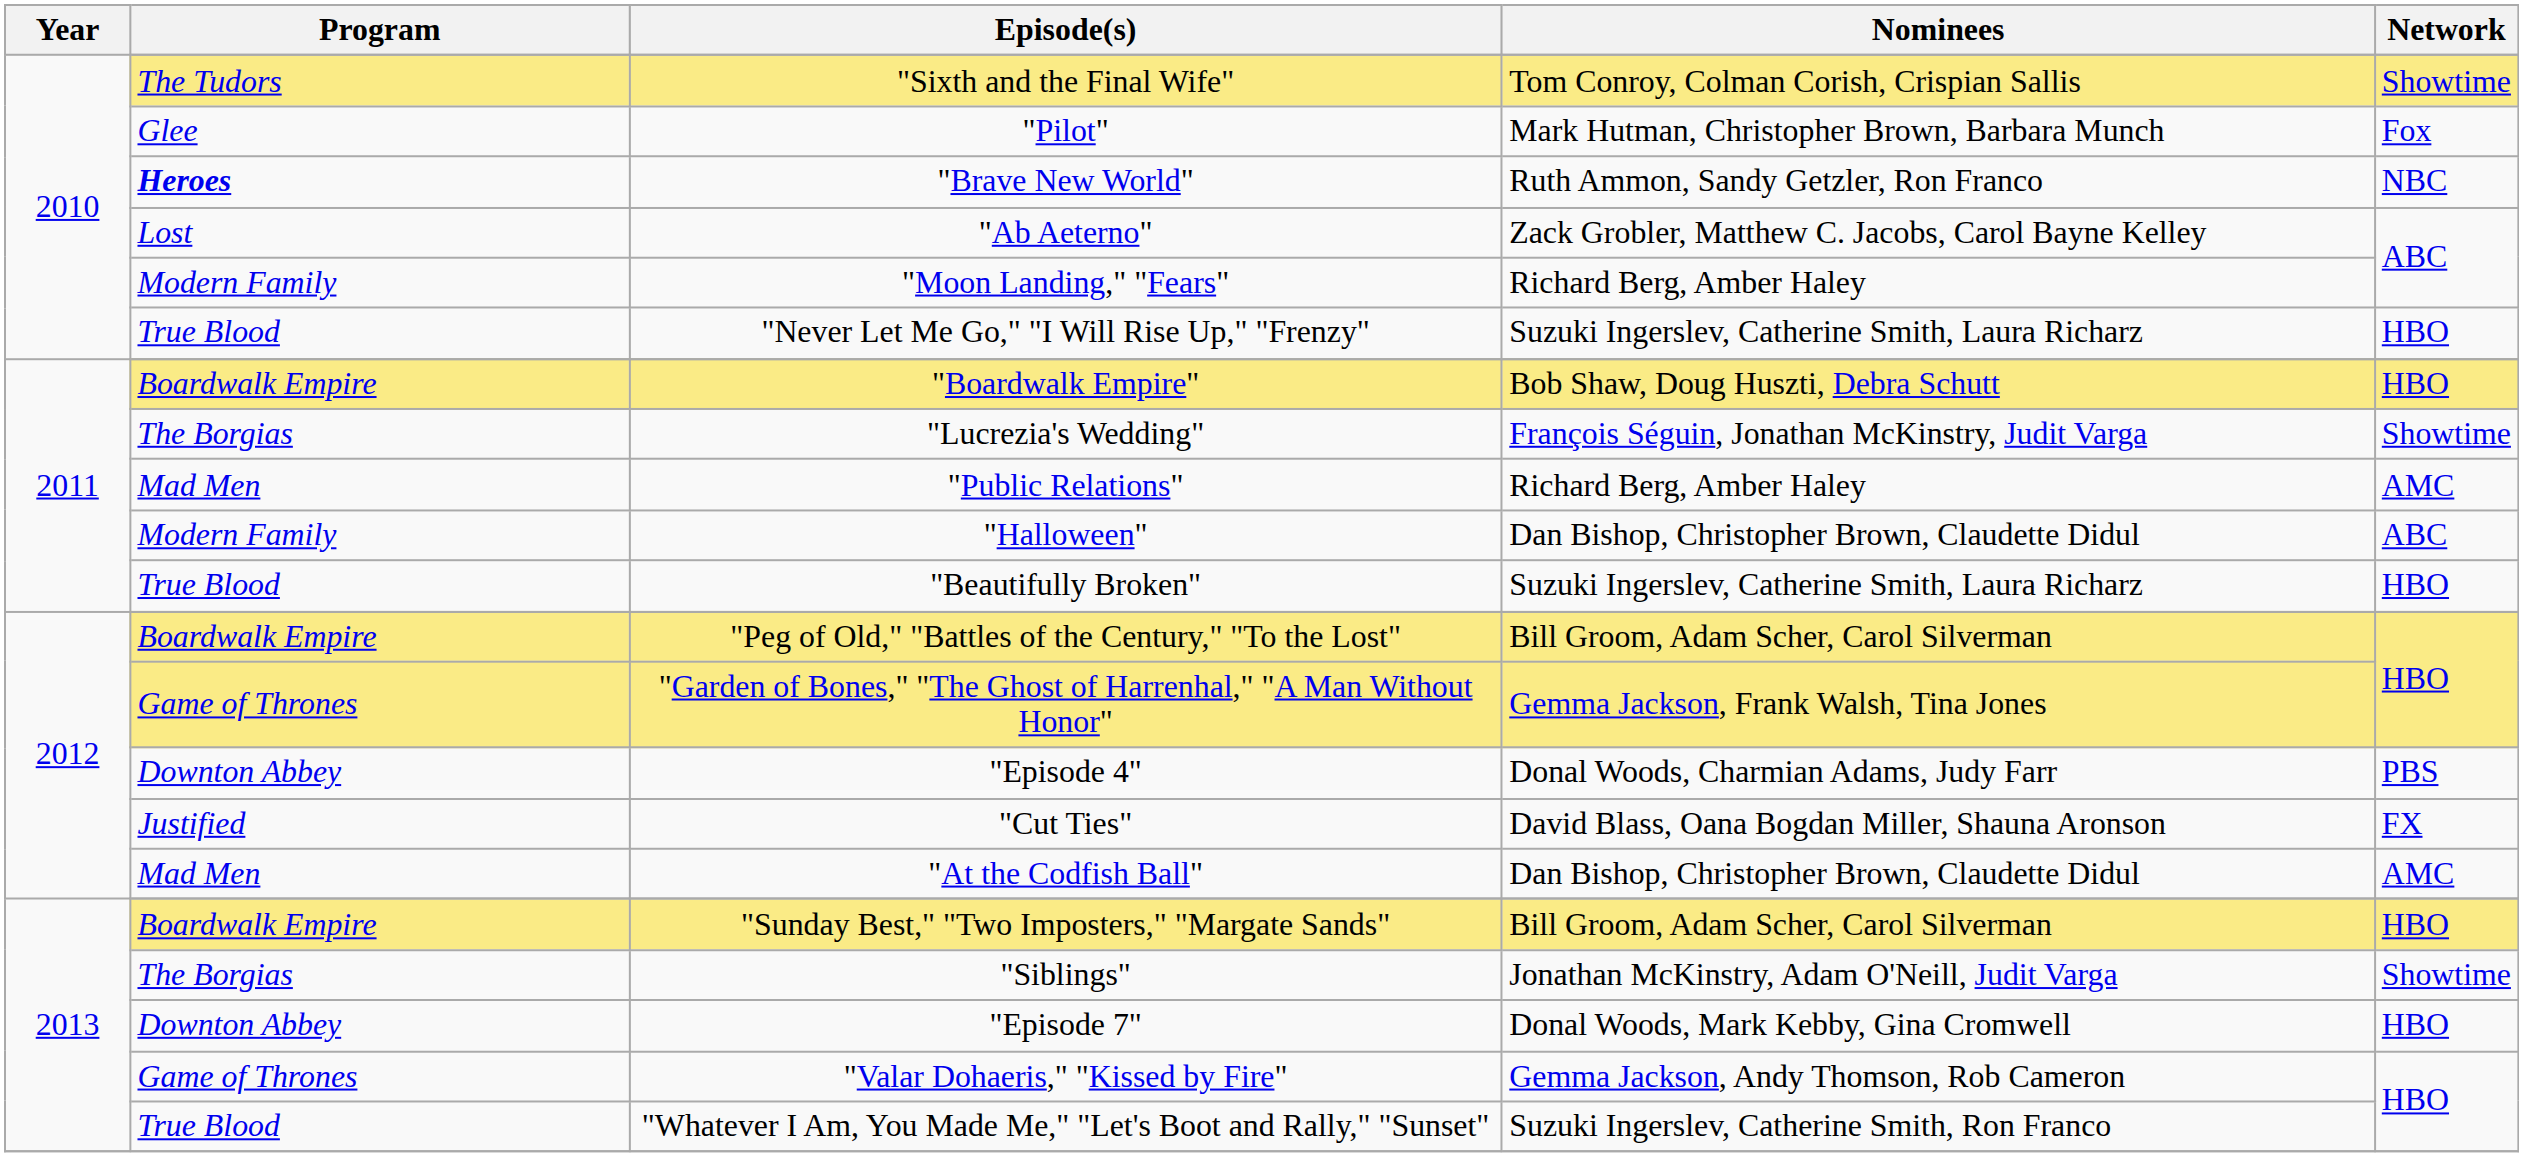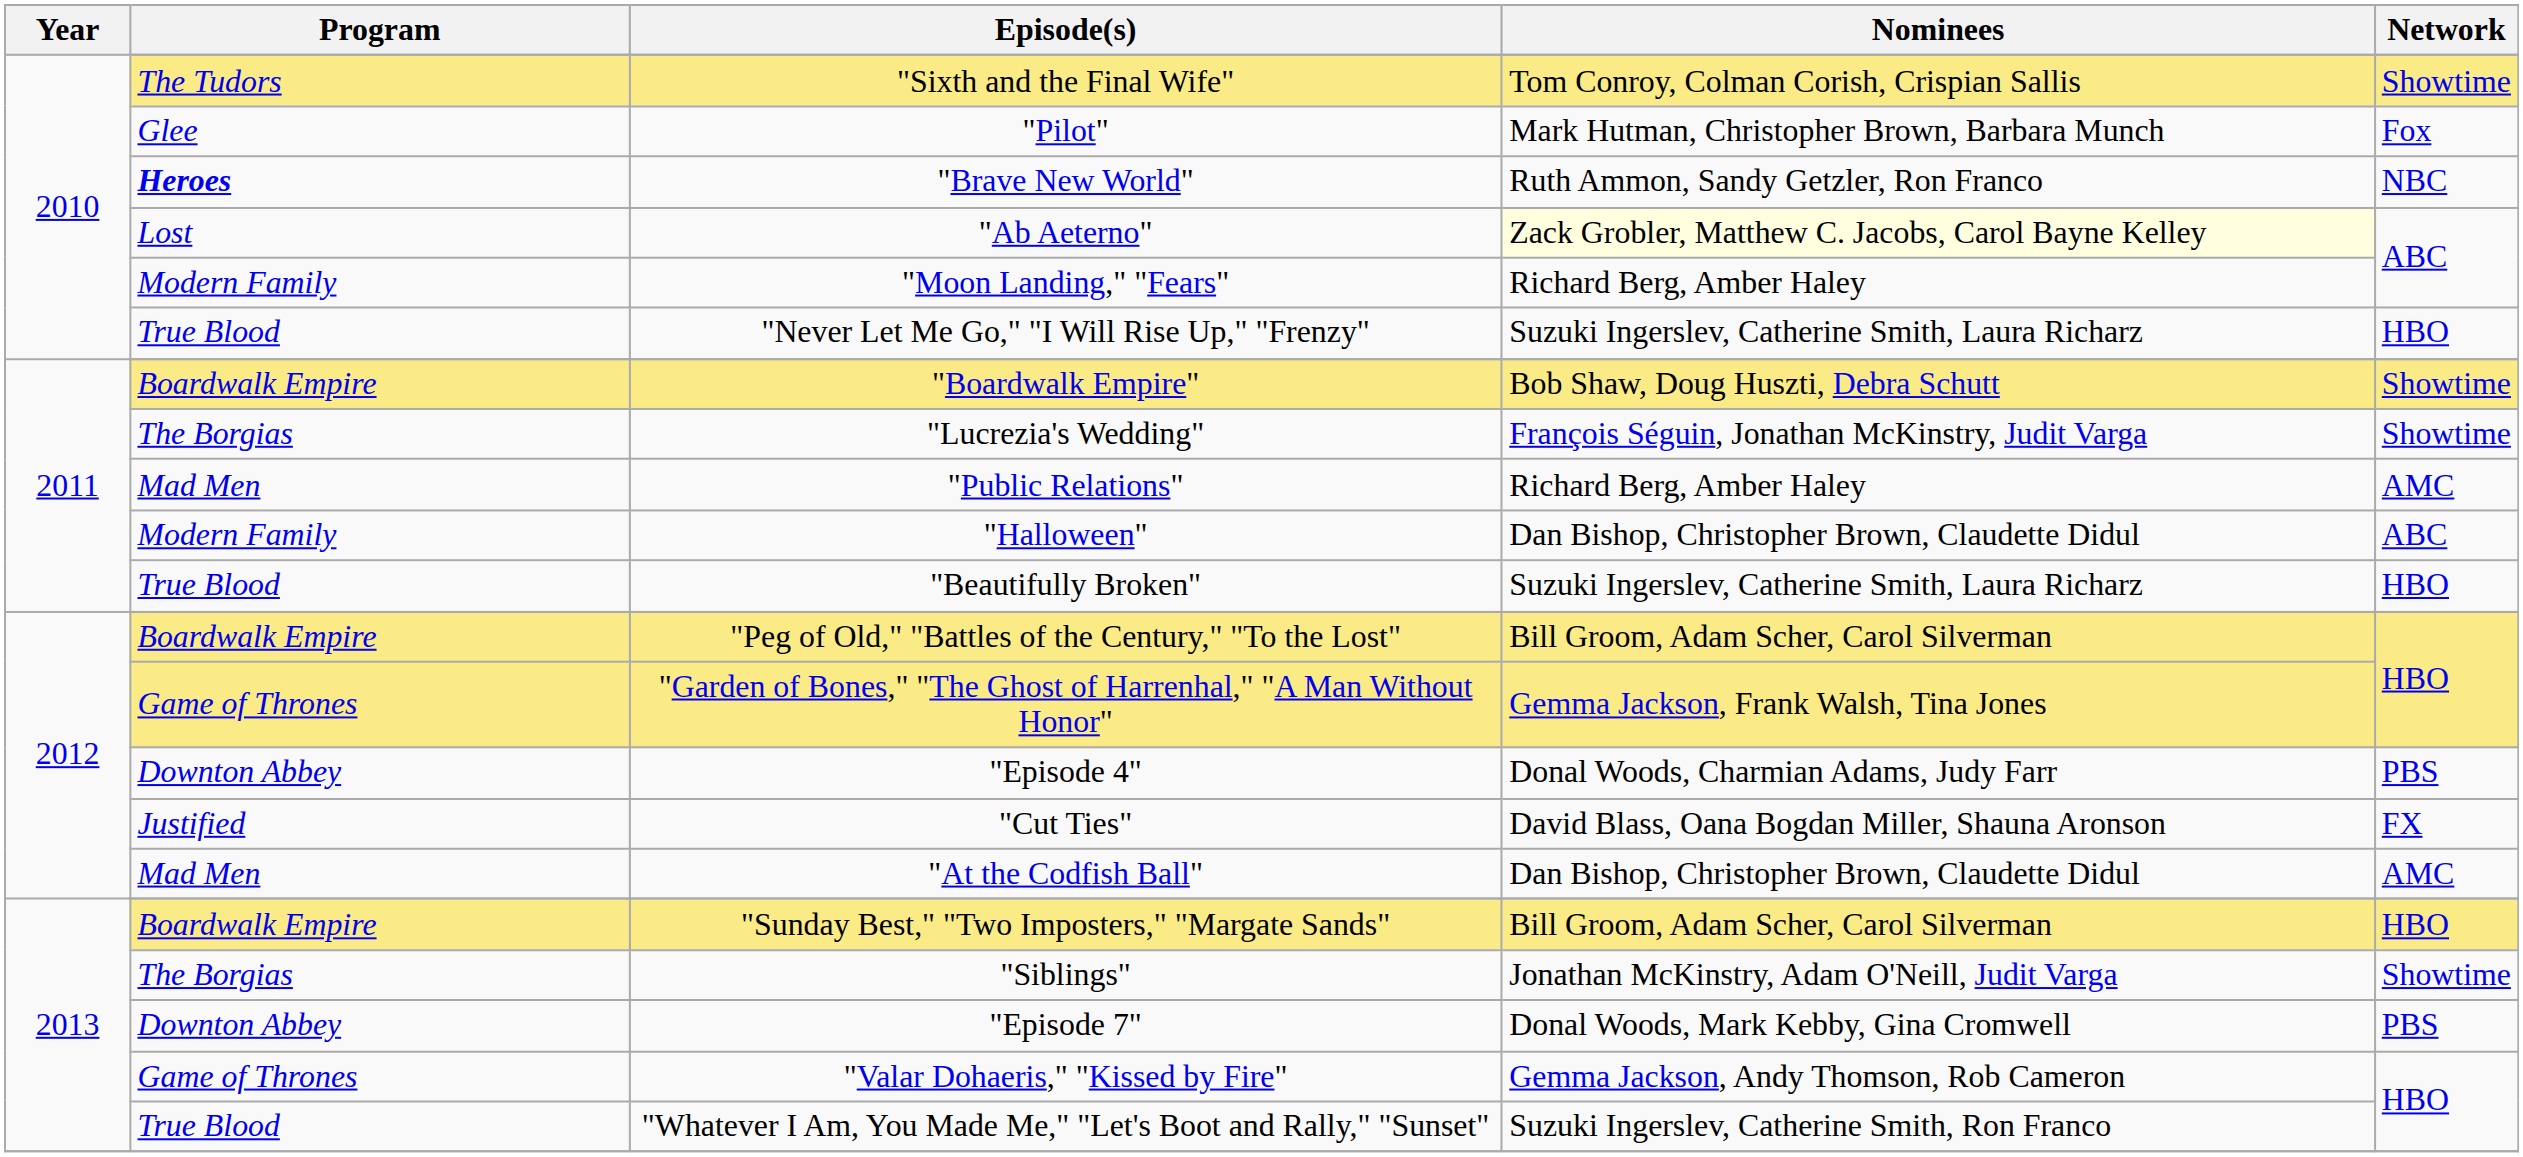(1858, 231) no background -> (1858, 231) lightyellow background
(2415, 383) HBO -> (2446, 383) Showtime
(2415, 1024) HBO -> (2410, 1024) PBS
